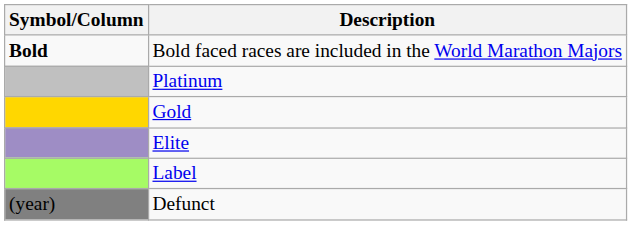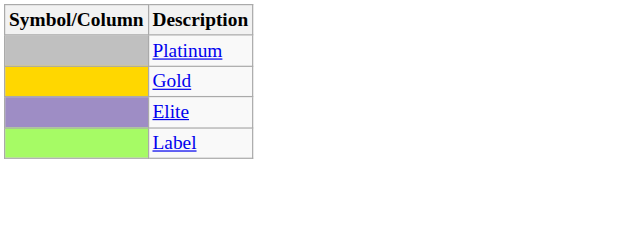- row: (387, 50)
- row: (184, 204)
